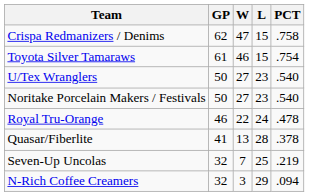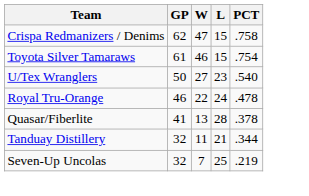- row: (107, 98)
+ row: (56, 139)
- row: (73, 181)
